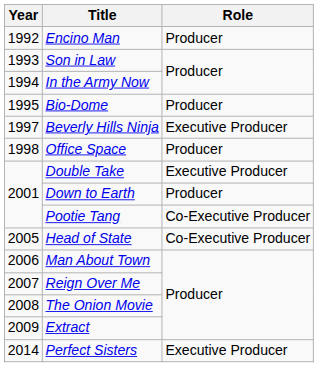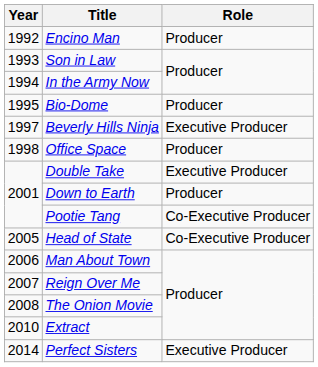(23, 328) 2009 -> (23, 328) 2010
